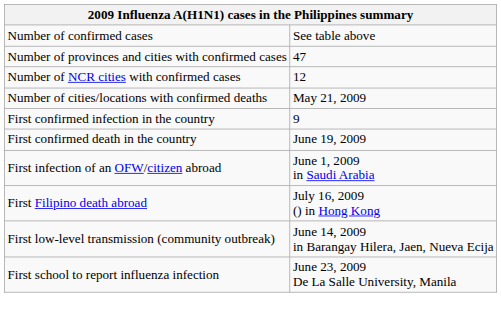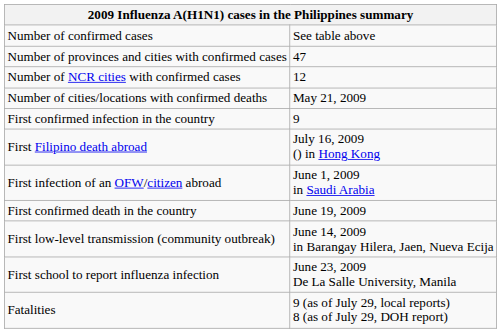rows swapped: (102, 139) <-> (77, 203)
+ row: (31, 310)
